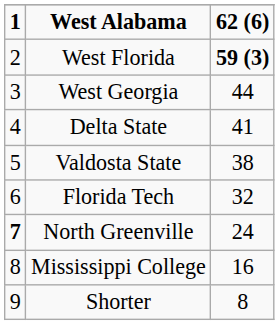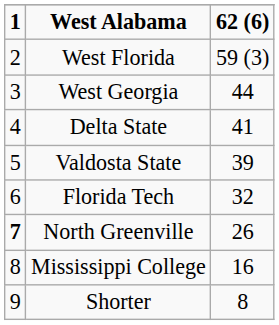(243, 57) bold -> (243, 57) normal
(243, 162) 38 -> (243, 162) 39
(243, 232) 24 -> (243, 232) 26
